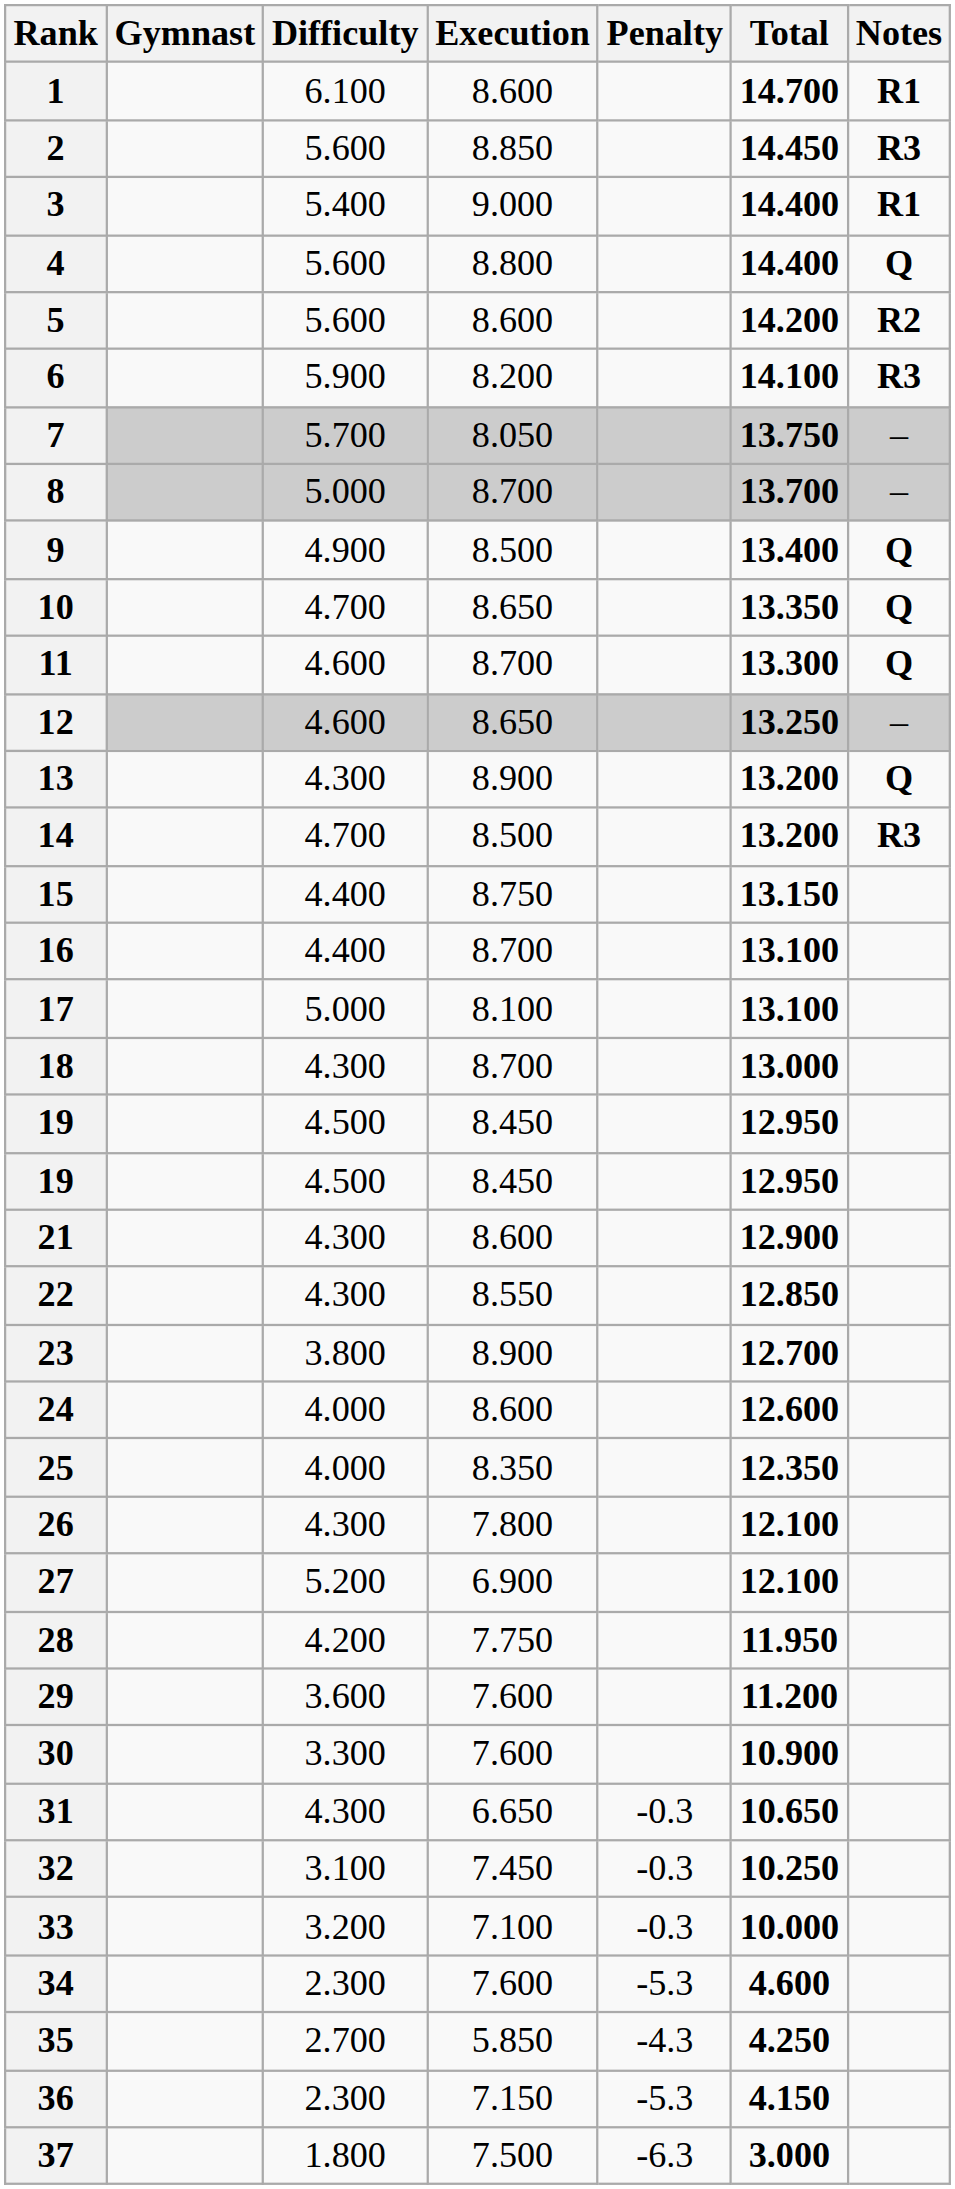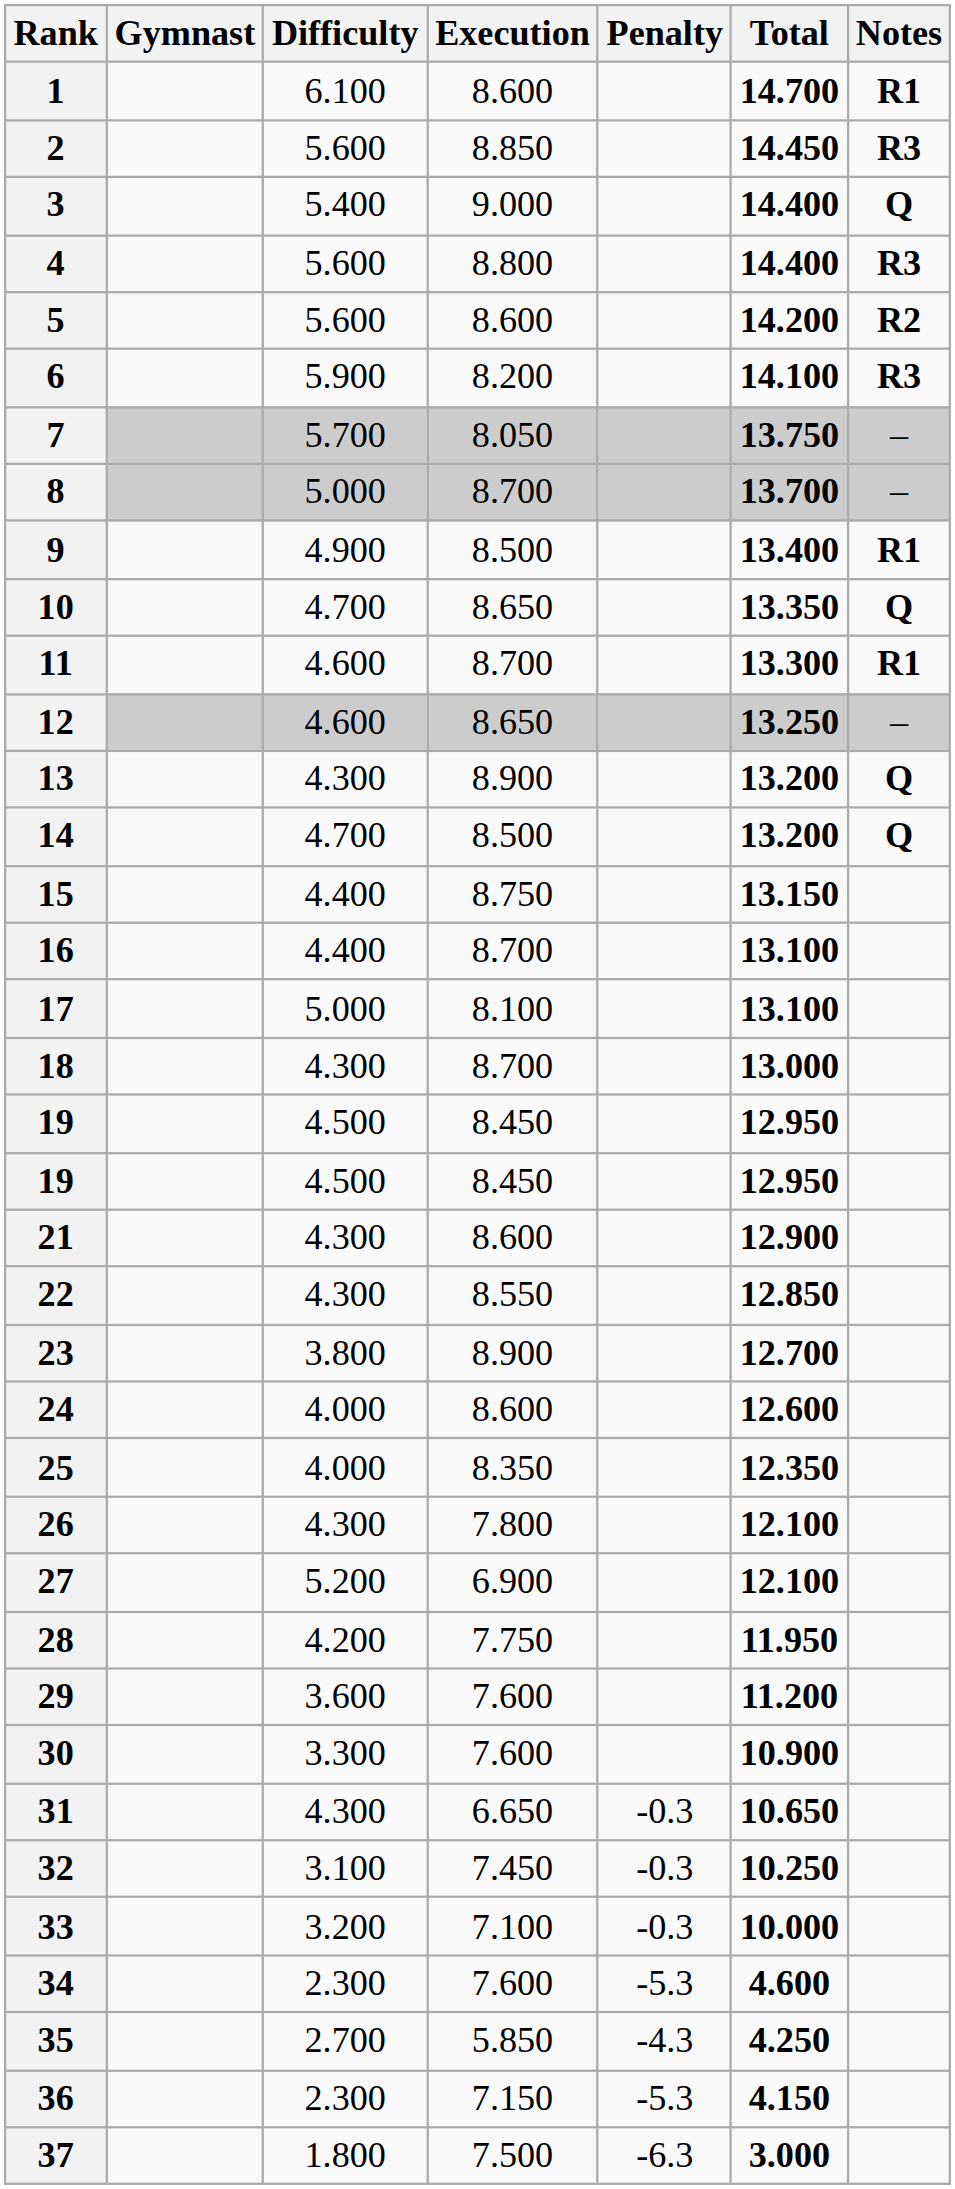(899, 205) R1 -> (899, 205) Q
(899, 262) Q -> (899, 262) R3
(899, 549) Q -> (899, 549) R1
(899, 663) Q -> (899, 663) R1
(899, 836) R3 -> (899, 836) Q
